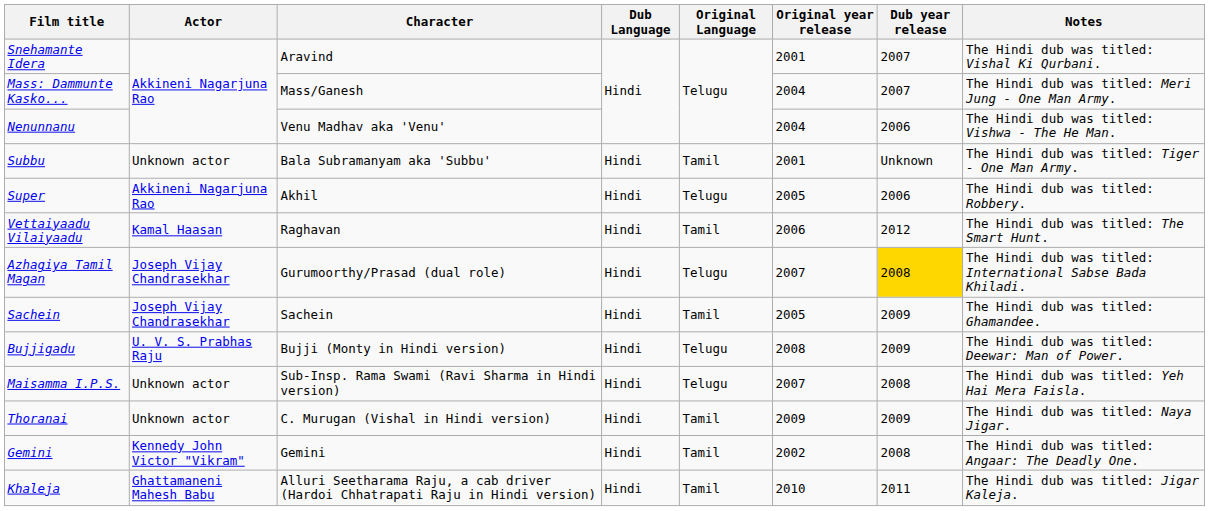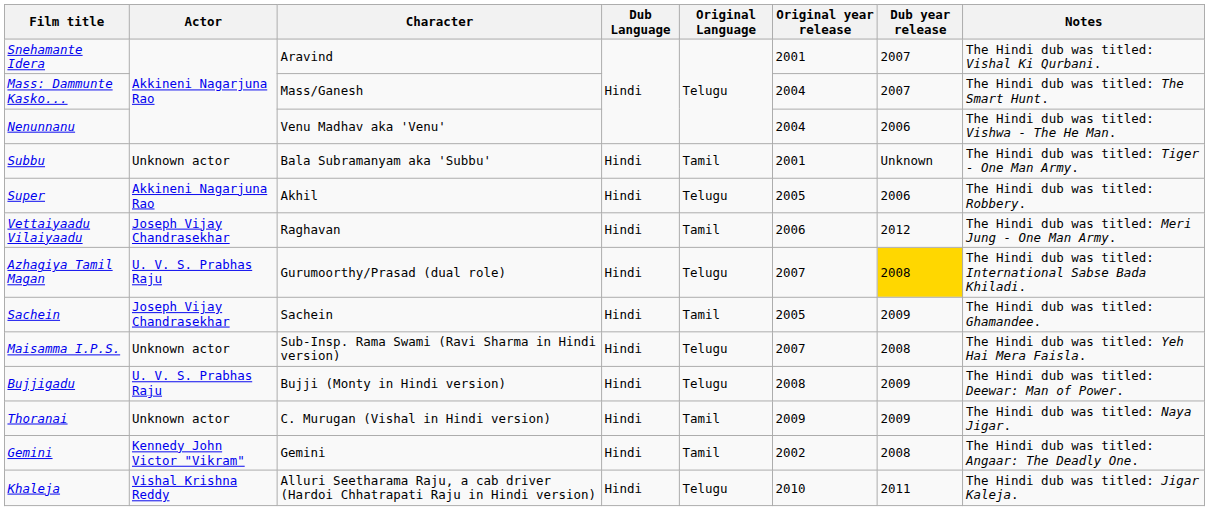(1079, 91) The Hindi dub was titled: Meri Jung - One Man Army. -> (1075, 91) The Hindi dub was titled: The Smart Hunt.
(177, 230) Kamal Haasan -> (181, 230) Joseph Vijay Chandrasekhar
(1075, 230) The Hindi dub was titled: The Smart Hunt. -> (1079, 230) The Hindi dub was titled: Meri Jung - One Man Army.
(181, 272) Joseph Vijay Chandrasekhar -> (192, 272) U. V. S. Prabhas Raju
rows swapped: (64, 384) <-> (41, 349)
(177, 488) Ghattamaneni Mahesh Babu -> (185, 488) Vishal Krishna Reddy
(701, 488) Tamil -> (705, 488) Telugu
